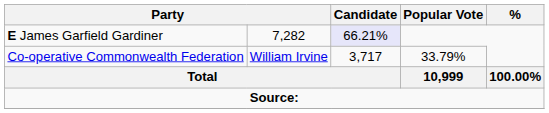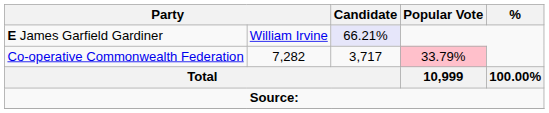(289, 35) 7,282 -> (289, 35) William Irvine
(289, 56) William Irvine -> (289, 56) 7,282
(443, 56) no background -> (443, 56) pink background
